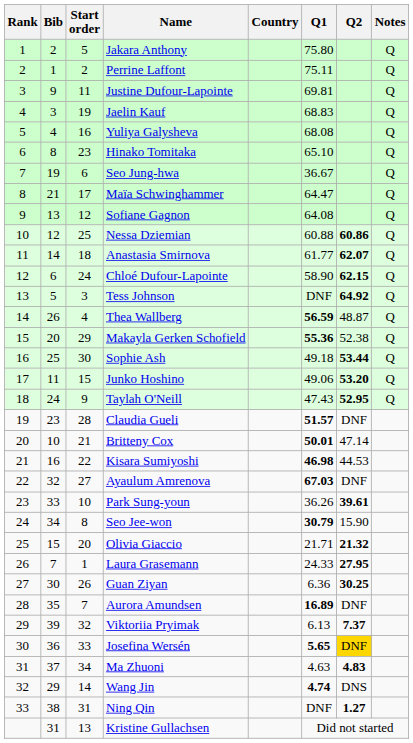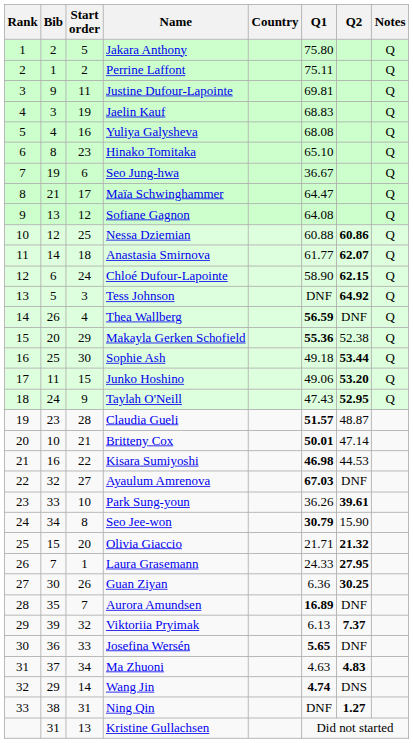(354, 317) 48.87 -> (354, 317) DNF
(354, 419) DNF -> (354, 419) 48.87
(354, 645) gold background -> (354, 645) no background
